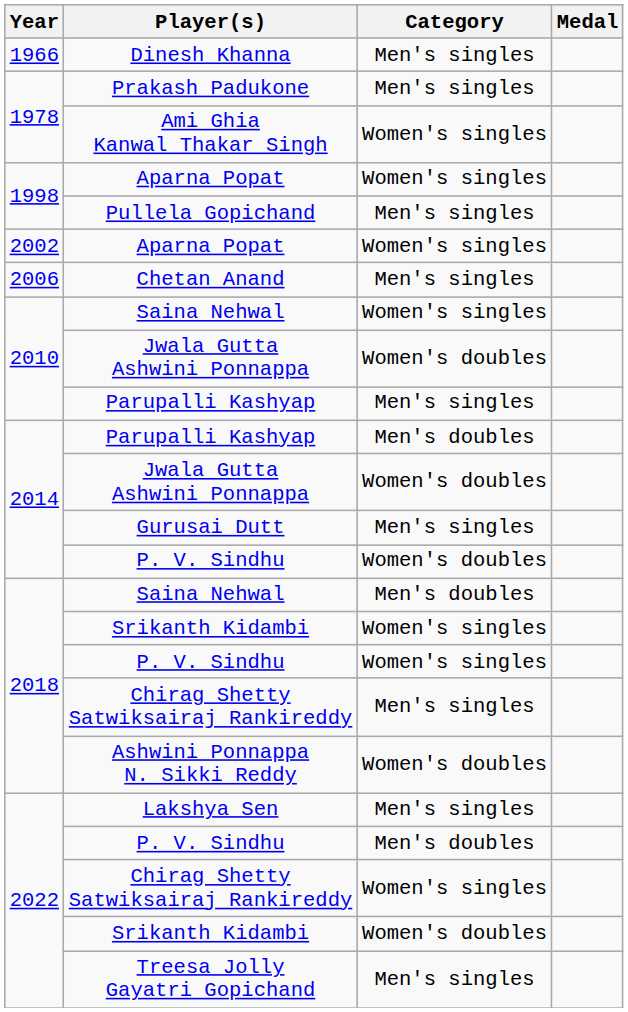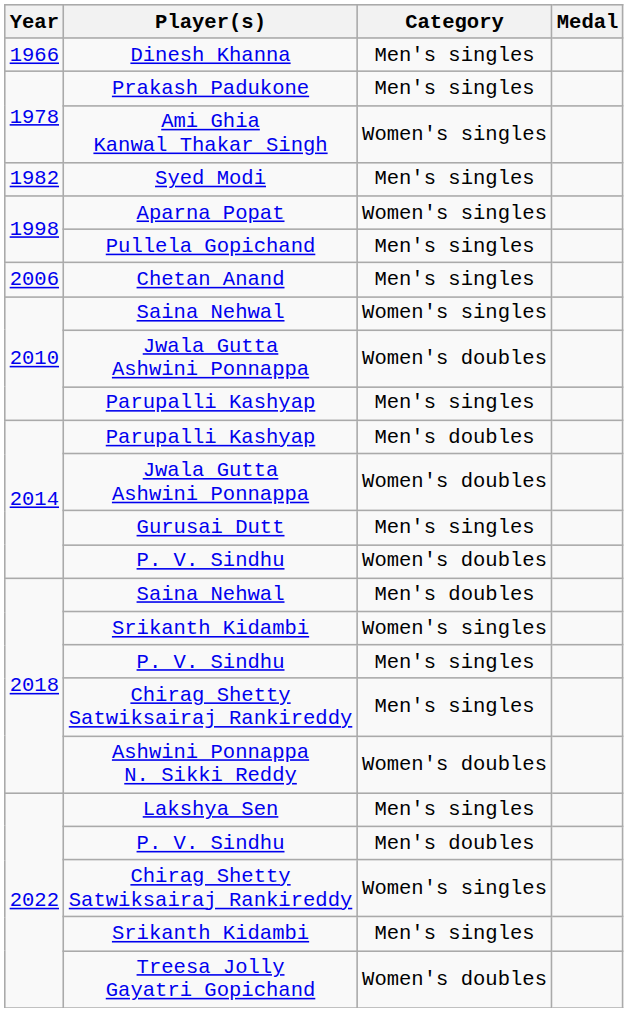+ row: (34, 179)
- row: (34, 246)
(455, 662) Women's singles -> (455, 662) Men's singles
(455, 934) Women's doubles -> (455, 934) Men's singles
(455, 979) Men's singles -> (455, 979) Women's doubles
